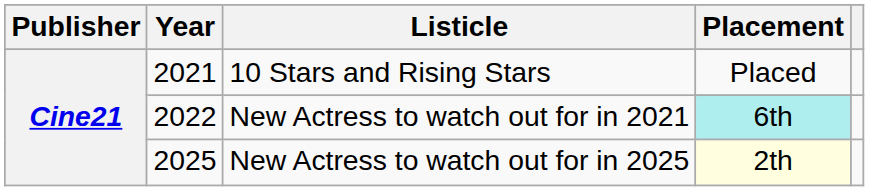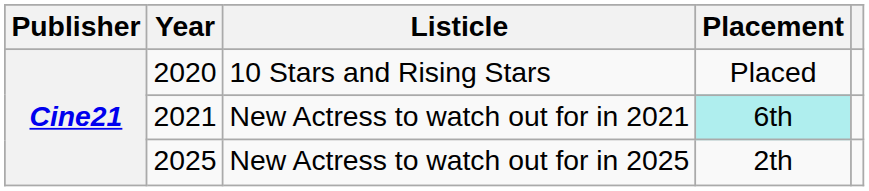(185, 71) 2021 -> (185, 71) 2020
(185, 116) 2022 -> (185, 116) 2021
(773, 161) lightyellow background -> (773, 161) no background
